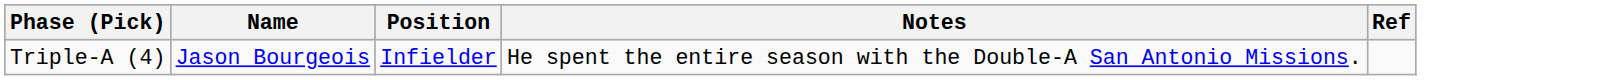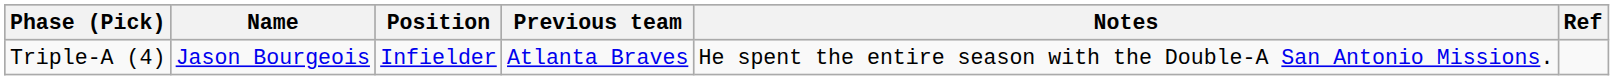+ column: (598, 22)
